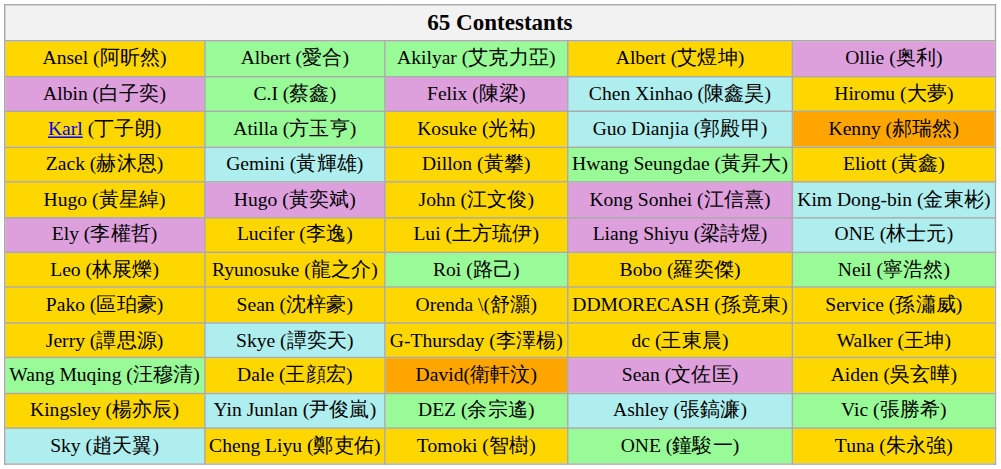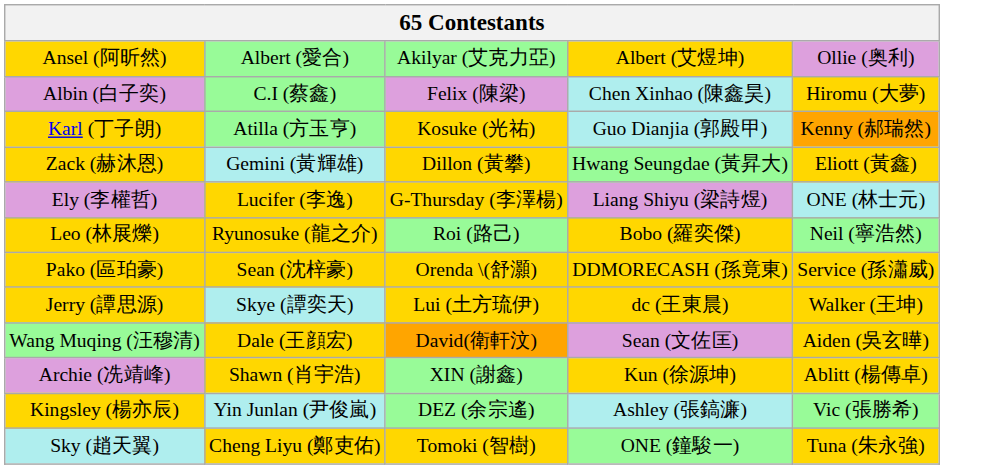- row: (105, 199)
(476, 234) Lui (土方琉伊) -> (476, 199) G-Thursday (李澤楊)
(476, 340) G-Thursday (李澤楊) -> (476, 304) Lui (土方琉伊)
+ row: (105, 375)
